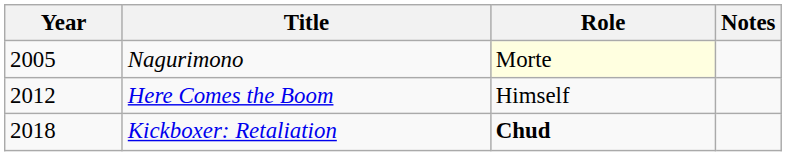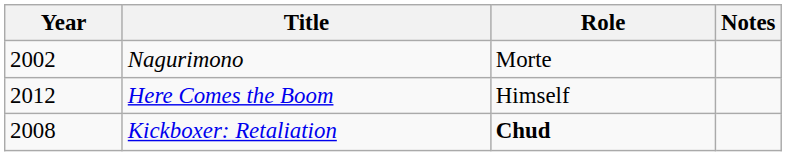(33, 58) 2005 -> (33, 58) 2002
(524, 58) lightyellow background -> (524, 58) no background
(33, 131) 2018 -> (33, 131) 2008
